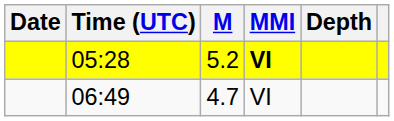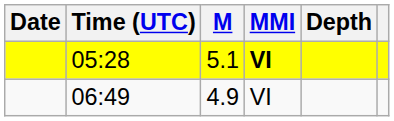(223, 60) 5.2 -> (223, 60) 5.1
(223, 97) 4.7 -> (223, 97) 4.9
